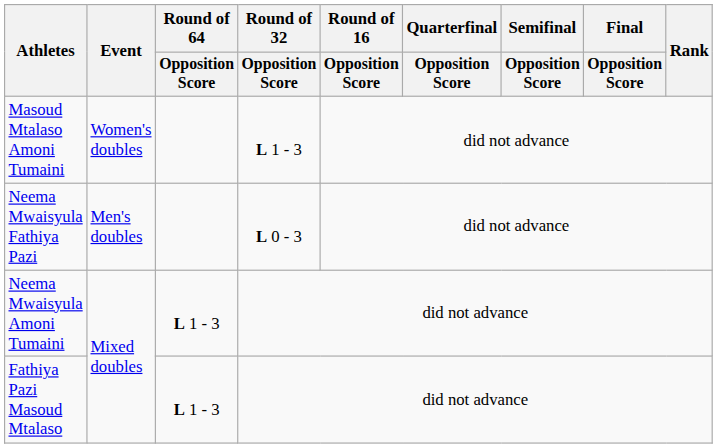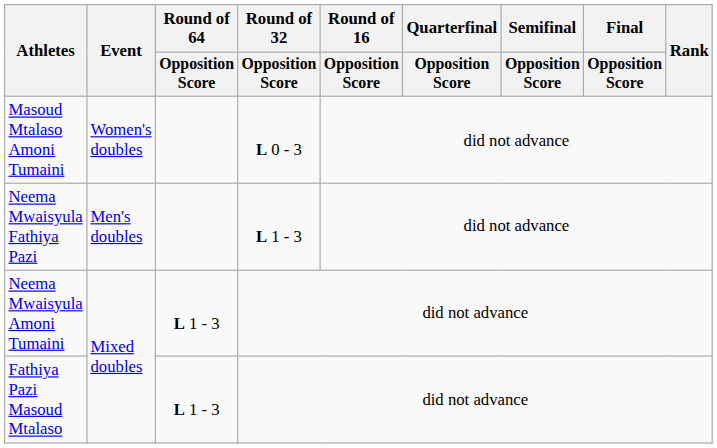(279, 149) L 1 - 3 -> (279, 149) L 0 - 3
(279, 236) L 0 - 3 -> (279, 236) L 1 - 3
